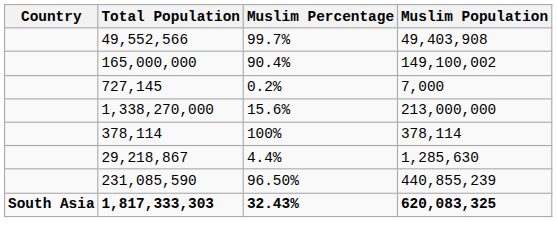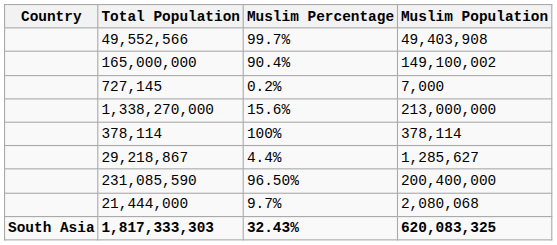(440, 157) 1,285,630 -> (440, 157) 1,285,627
(449, 181) 440,855,239 -> (449, 181) 200,400,000
+ row: (145, 204)
